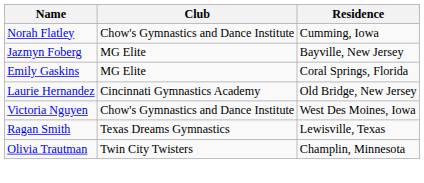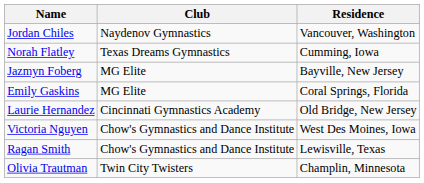+ row: (40, 33)
(197, 33) Chow's Gymnastics and Dance Institute -> (165, 52) Texas Dreams Gymnastics
(165, 129) Texas Dreams Gymnastics -> (197, 149) Chow's Gymnastics and Dance Institute
